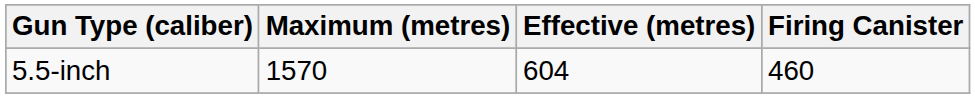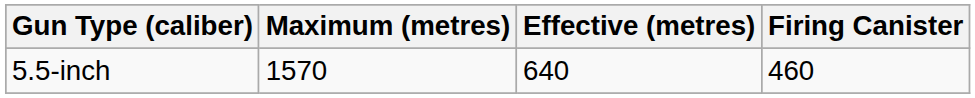(546, 70) 604 -> (546, 70) 640
